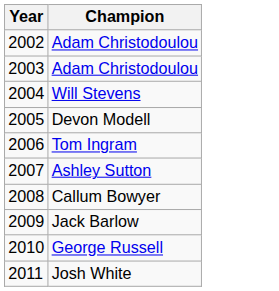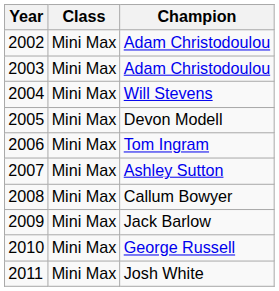+ column: (84, 17)
